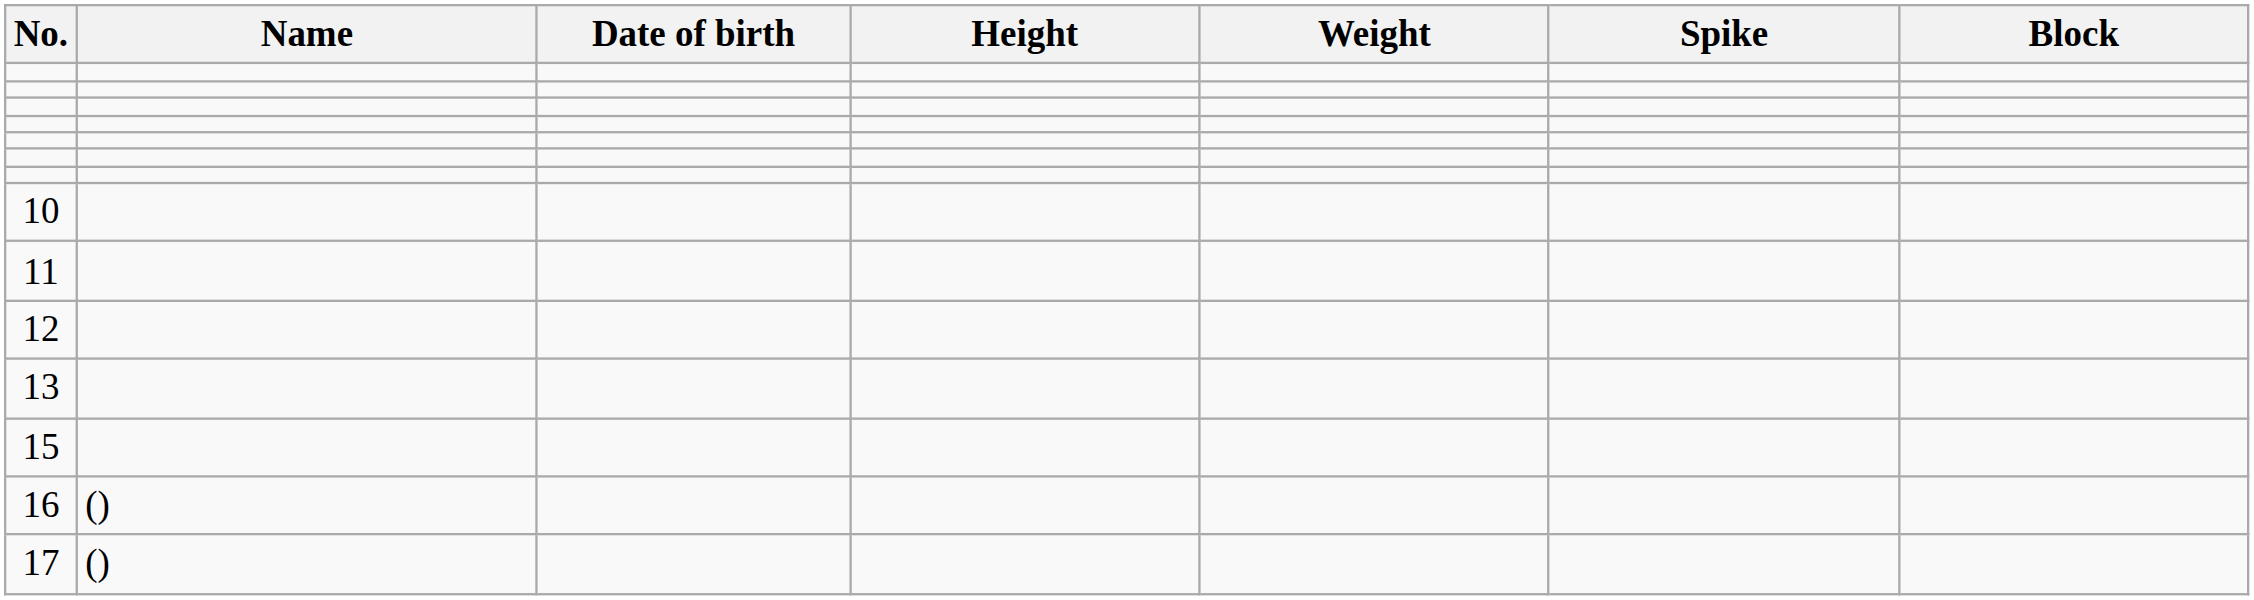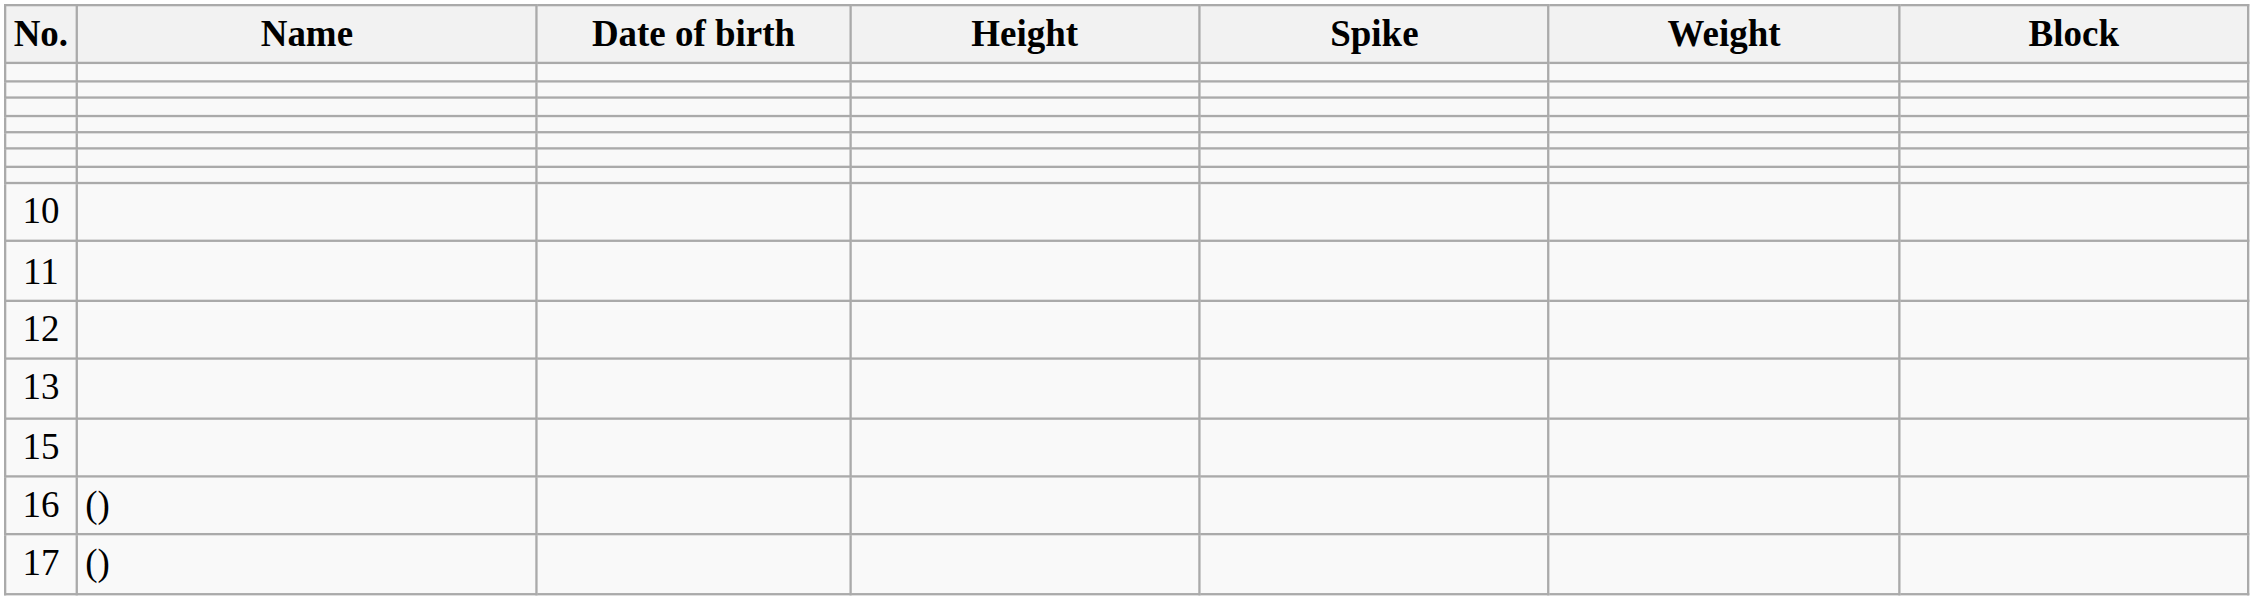columns swapped: (1374, 33) <-> (1724, 33)
